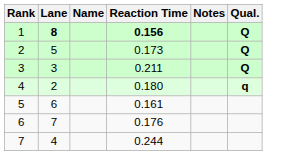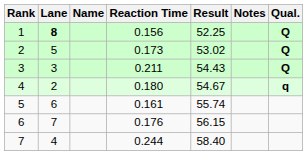+ column: (211, 13)
(149, 31) bold -> (149, 31) normal
